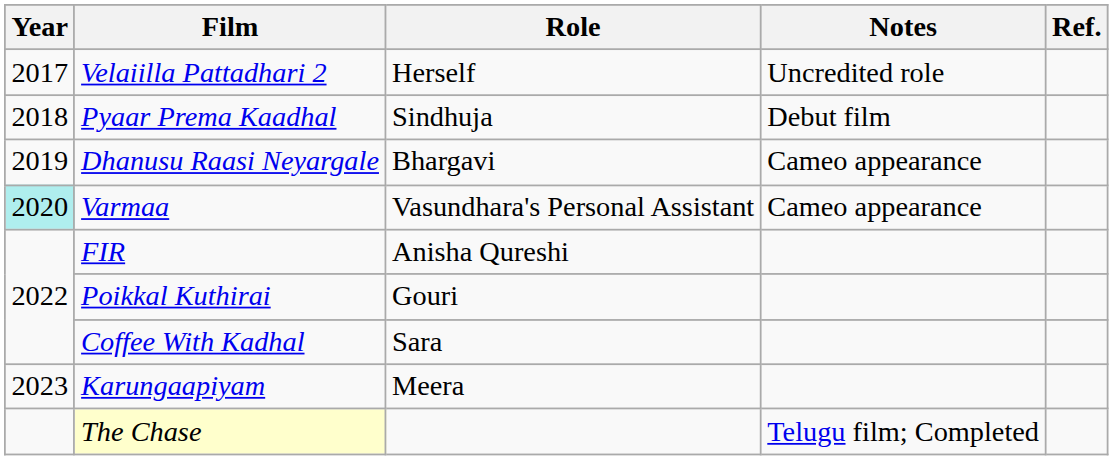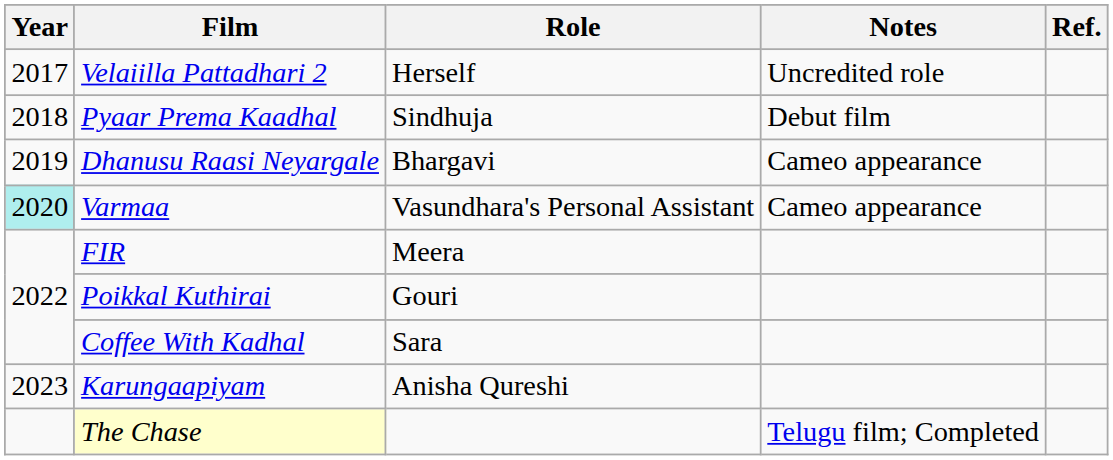(481, 251) Anisha Qureshi -> (428, 251) Meera
(428, 386) Meera -> (481, 386) Anisha Qureshi
